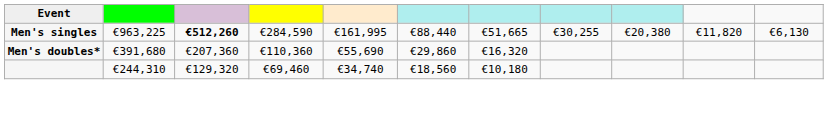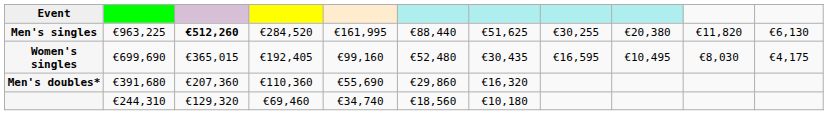(286, 32) €284,590 -> (286, 32) €284,520
(505, 32) €51,665 -> (505, 32) €51,625
+ row: (54, 57)
